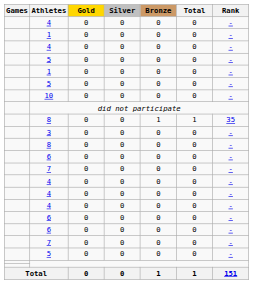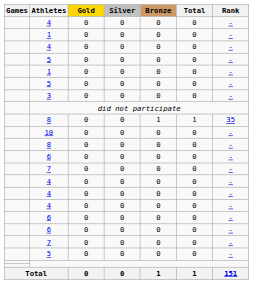rows swapped: (49, 132) <-> (49, 95)
